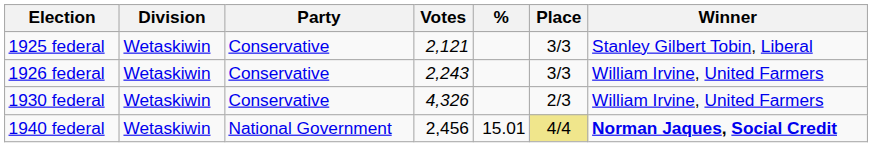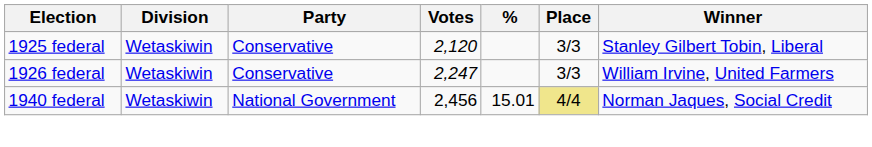(447, 45) 2,121 -> (456, 45) 2,120
(447, 73) 2,243 -> (456, 73) 2,247
- row: (57, 100)
(715, 127) bold -> (717, 100) normal
